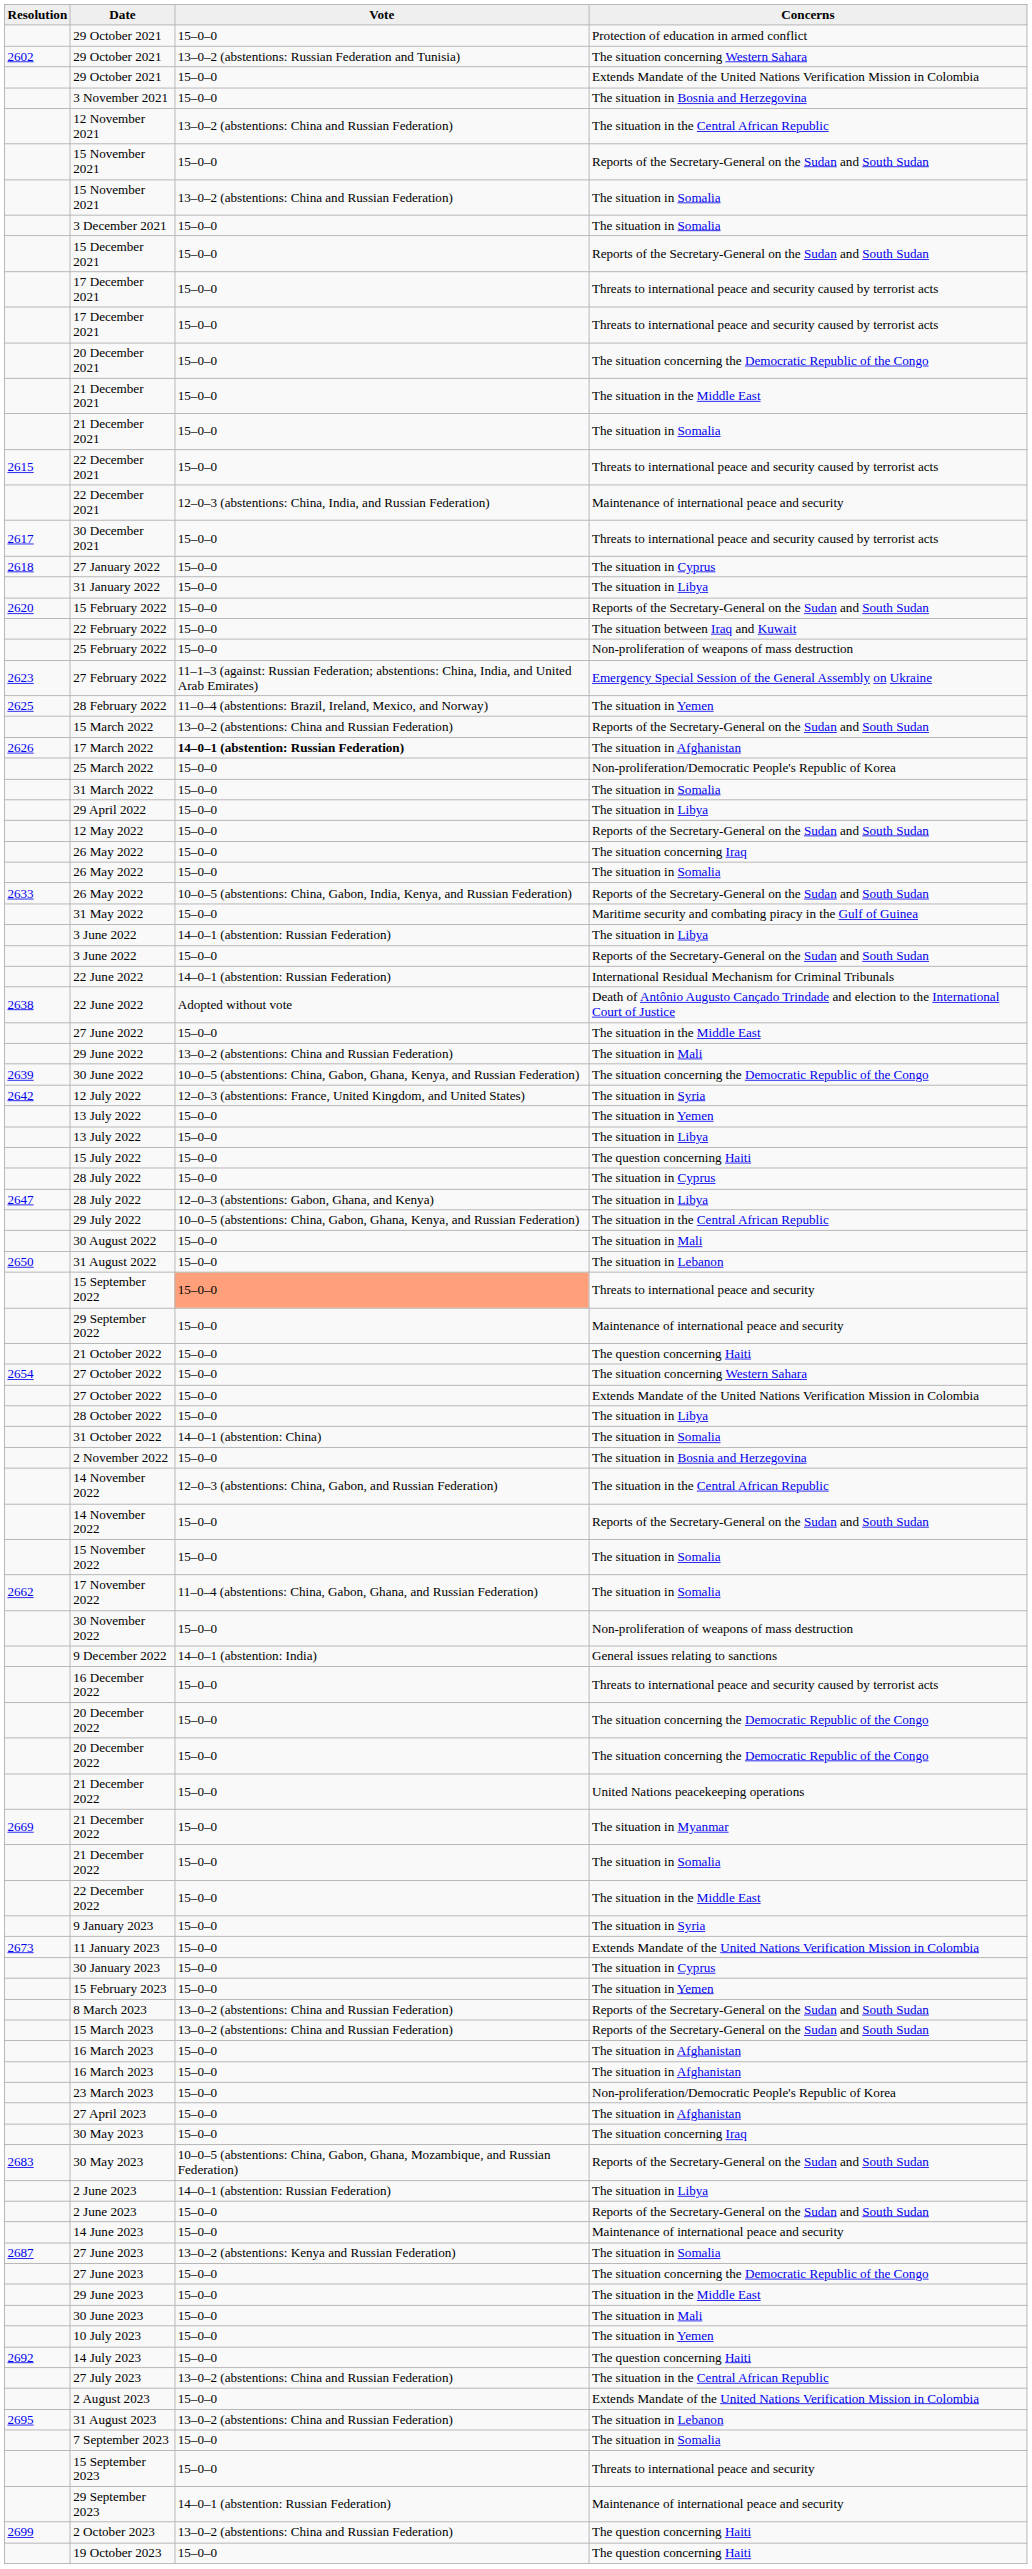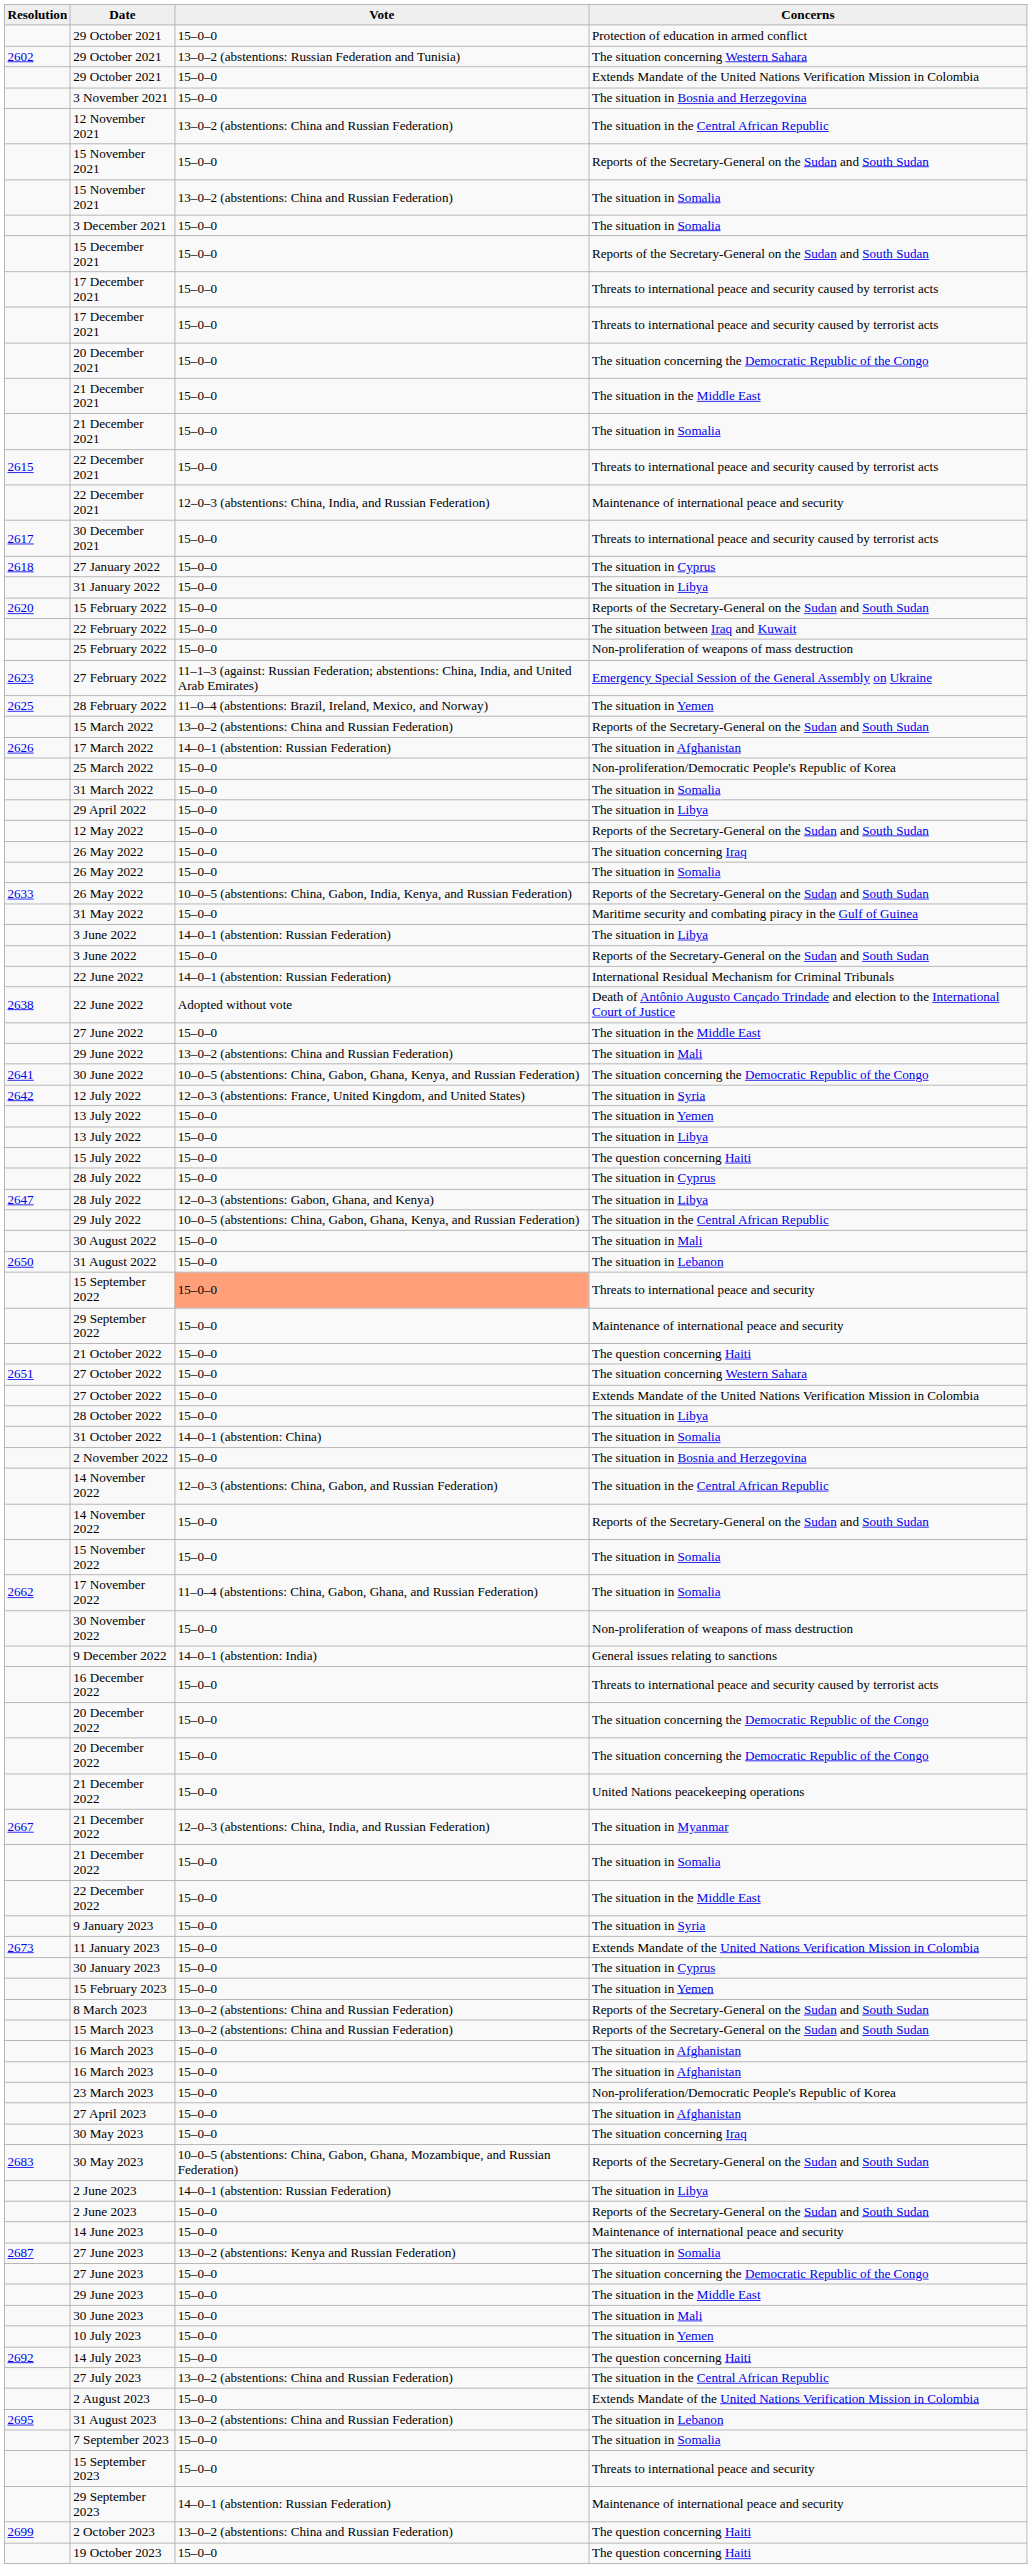(291, 747) bold -> (284, 747) normal
(21, 1074) 2639 -> (21, 1074) 2641
(21, 1374) 2654 -> (21, 1374) 2651
(21, 1827) 2669 -> (21, 1827) 2667
(197, 1827) 15–0–0 -> (334, 1827) 12–0–3 (abstentions: China, India, and Russian Federation)
